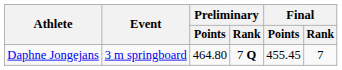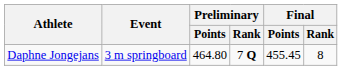(320, 55) 7 -> (320, 55) 8
